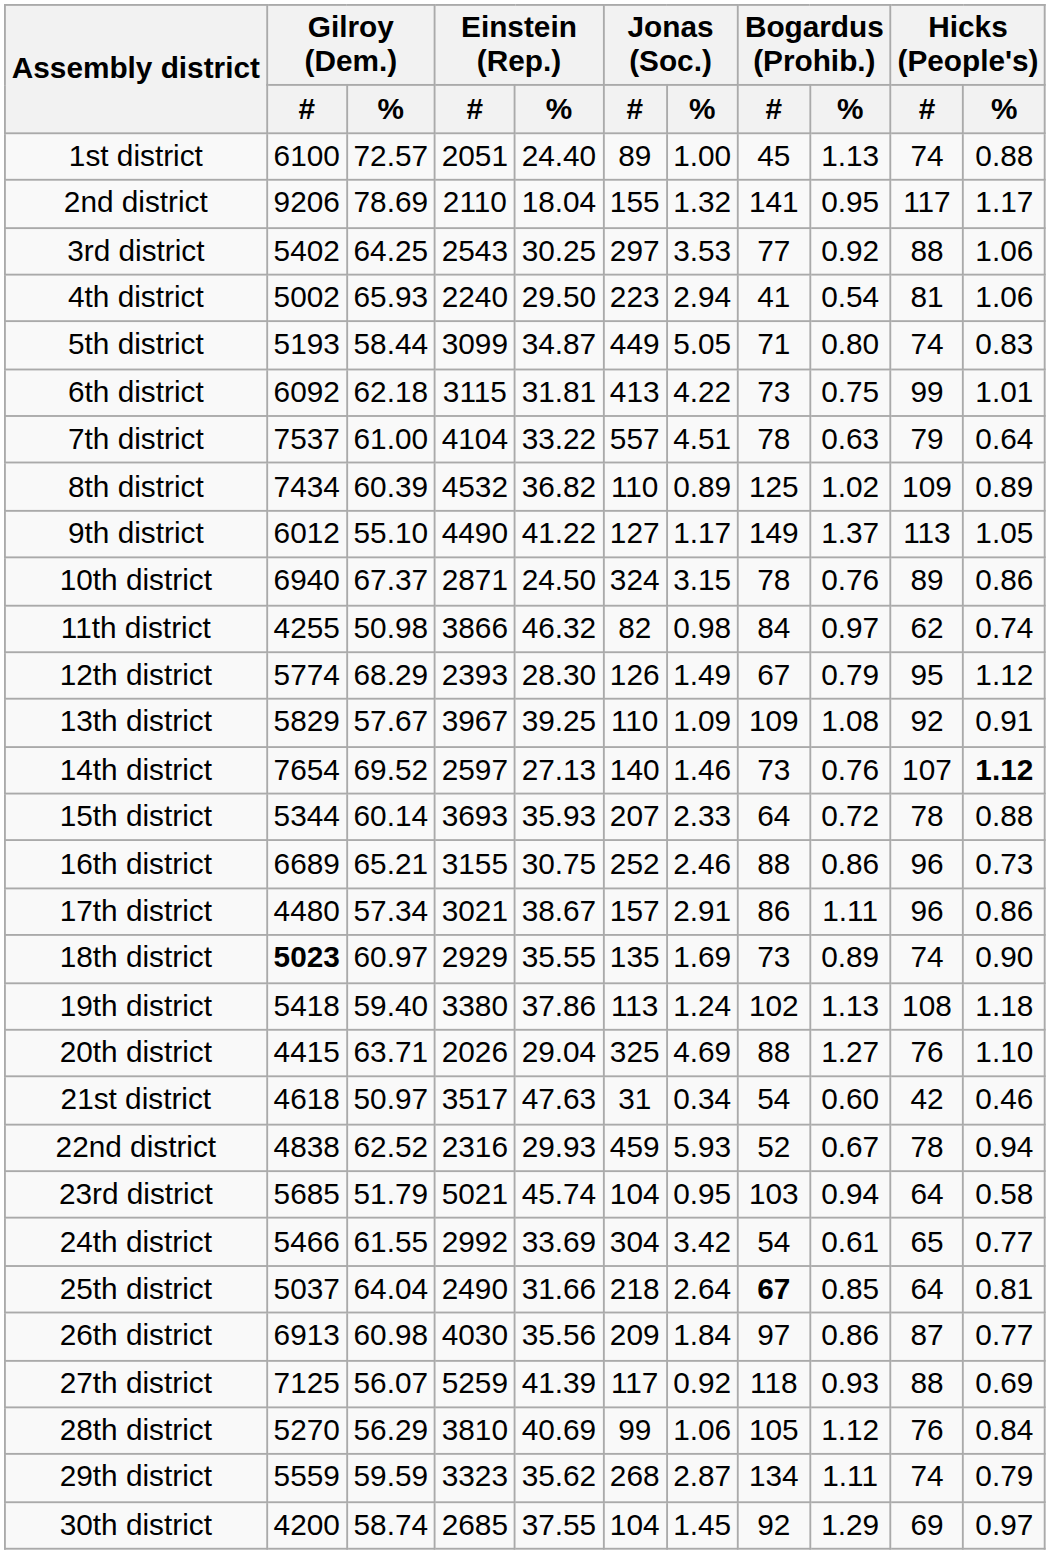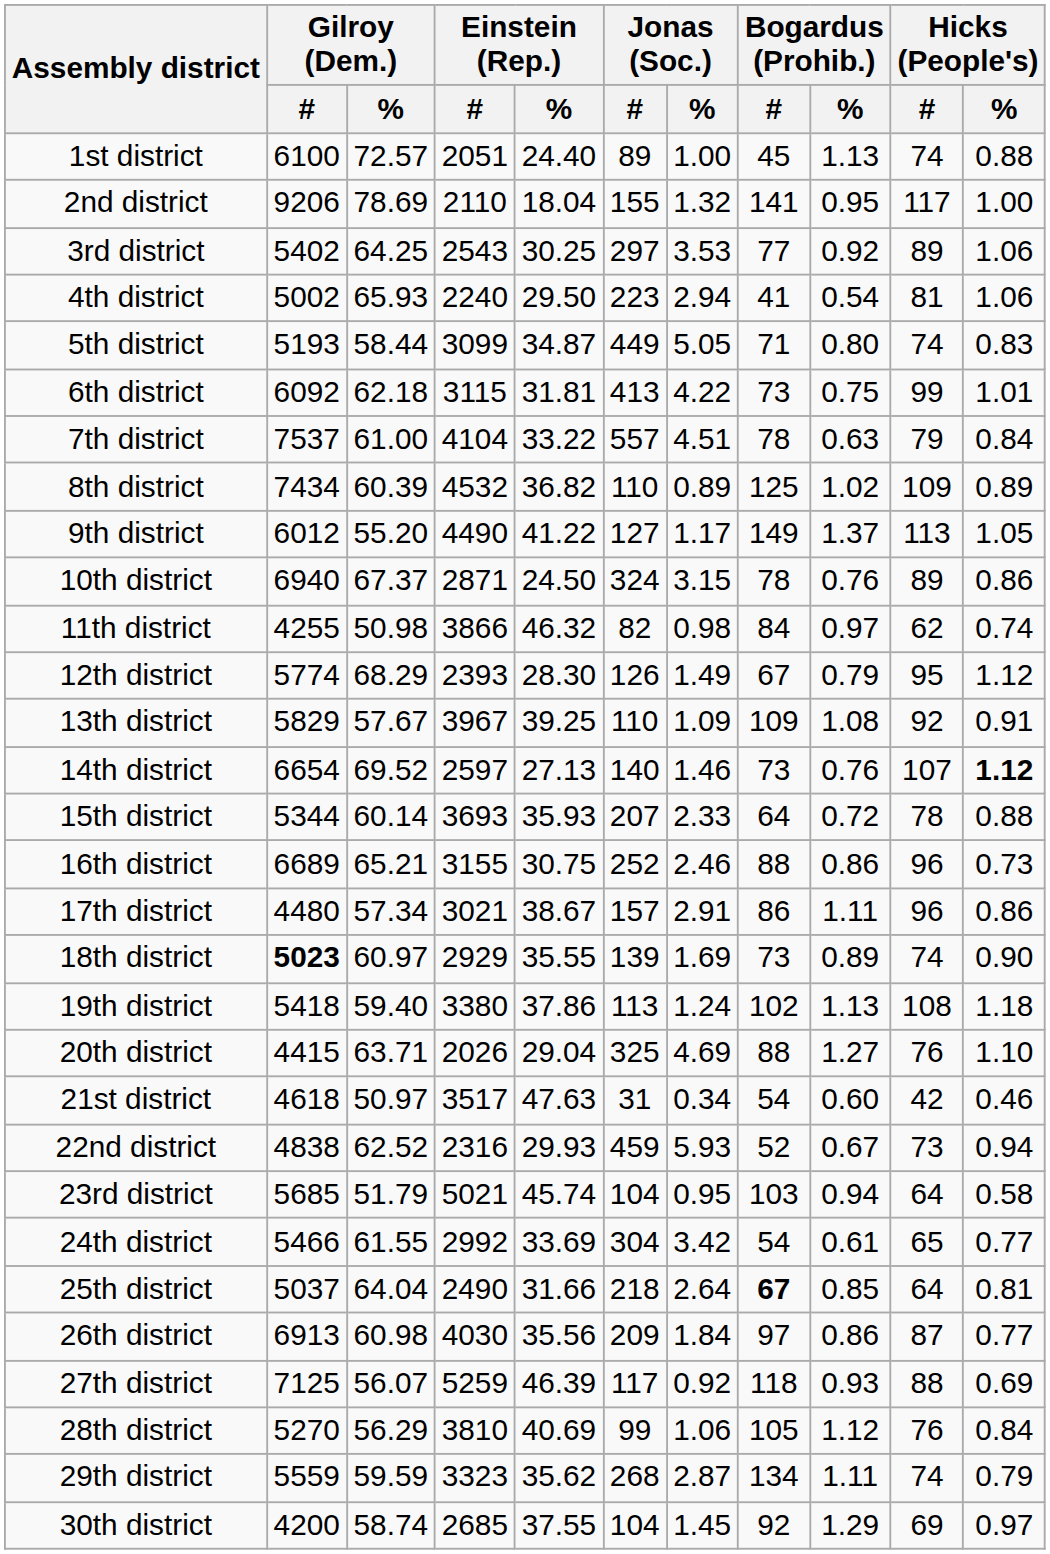(1004, 203) 1.17 -> (1004, 203) 1.00
(927, 250) 88 -> (927, 250) 89
(1004, 439) 0.64 -> (1004, 439) 0.84
(391, 533) 55.10 -> (391, 533) 55.20
(307, 769) 7654 -> (307, 769) 6654
(635, 958) 135 -> (635, 958) 139
(927, 1147) 78 -> (927, 1147) 73
(559, 1383) 41.39 -> (559, 1383) 46.39
